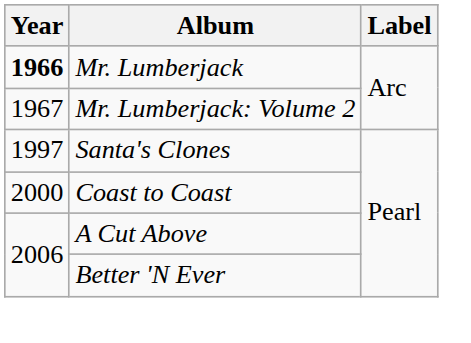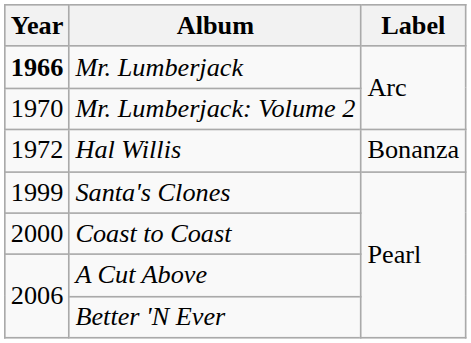(37, 108) 1967 -> (37, 108) 1970
+ row: (128, 150)
(37, 150) 1997 -> (37, 191) 1999
